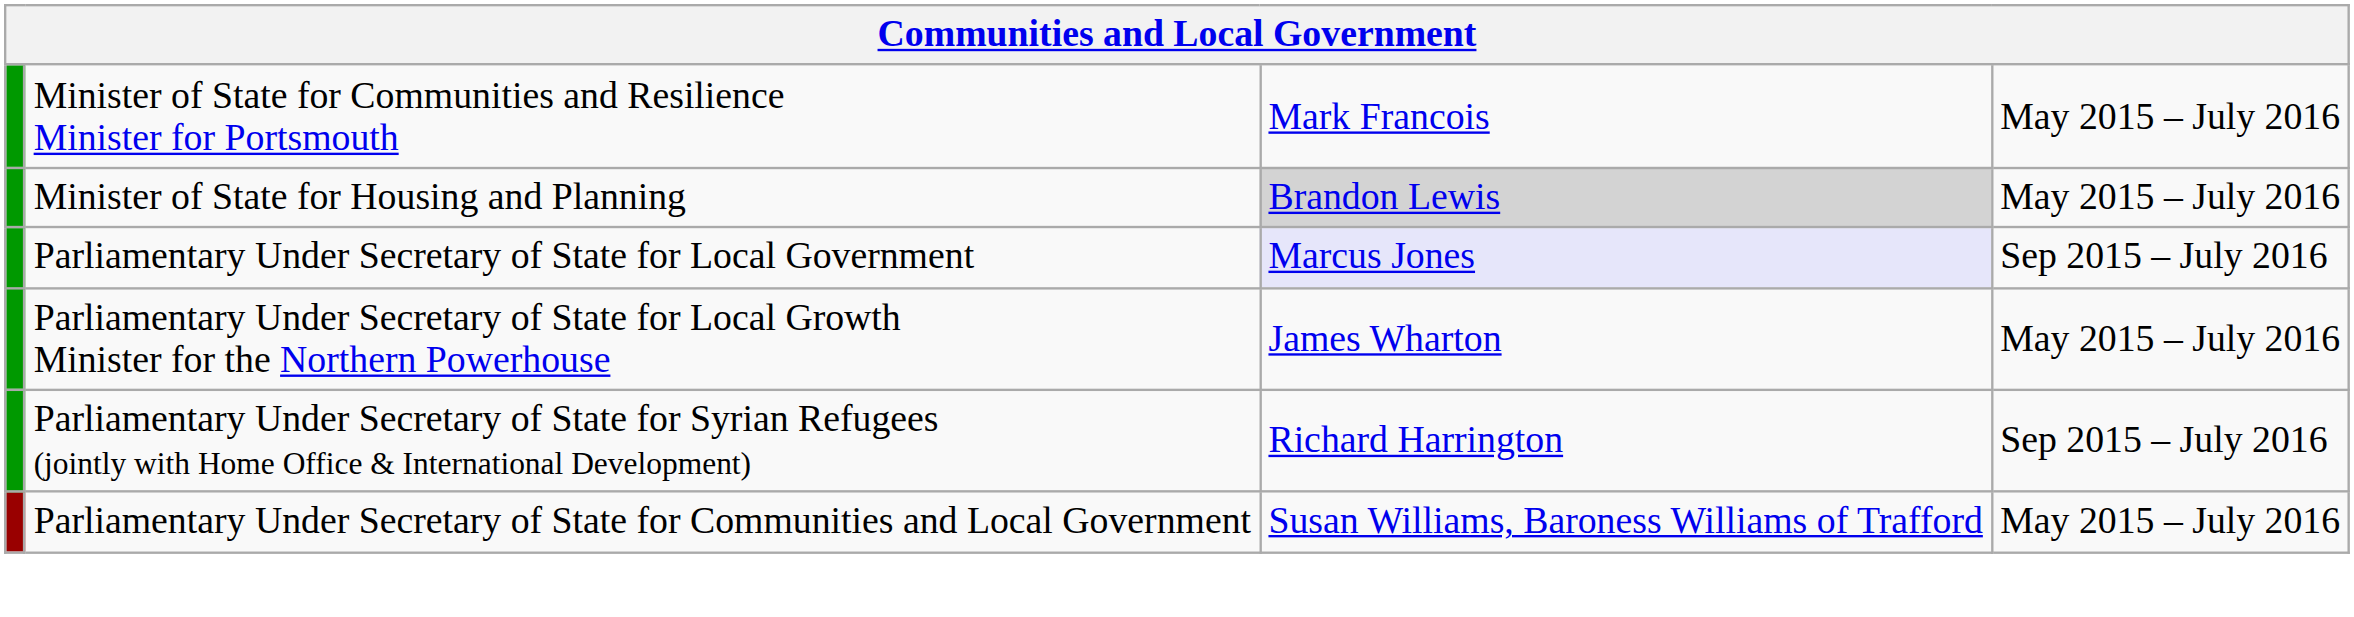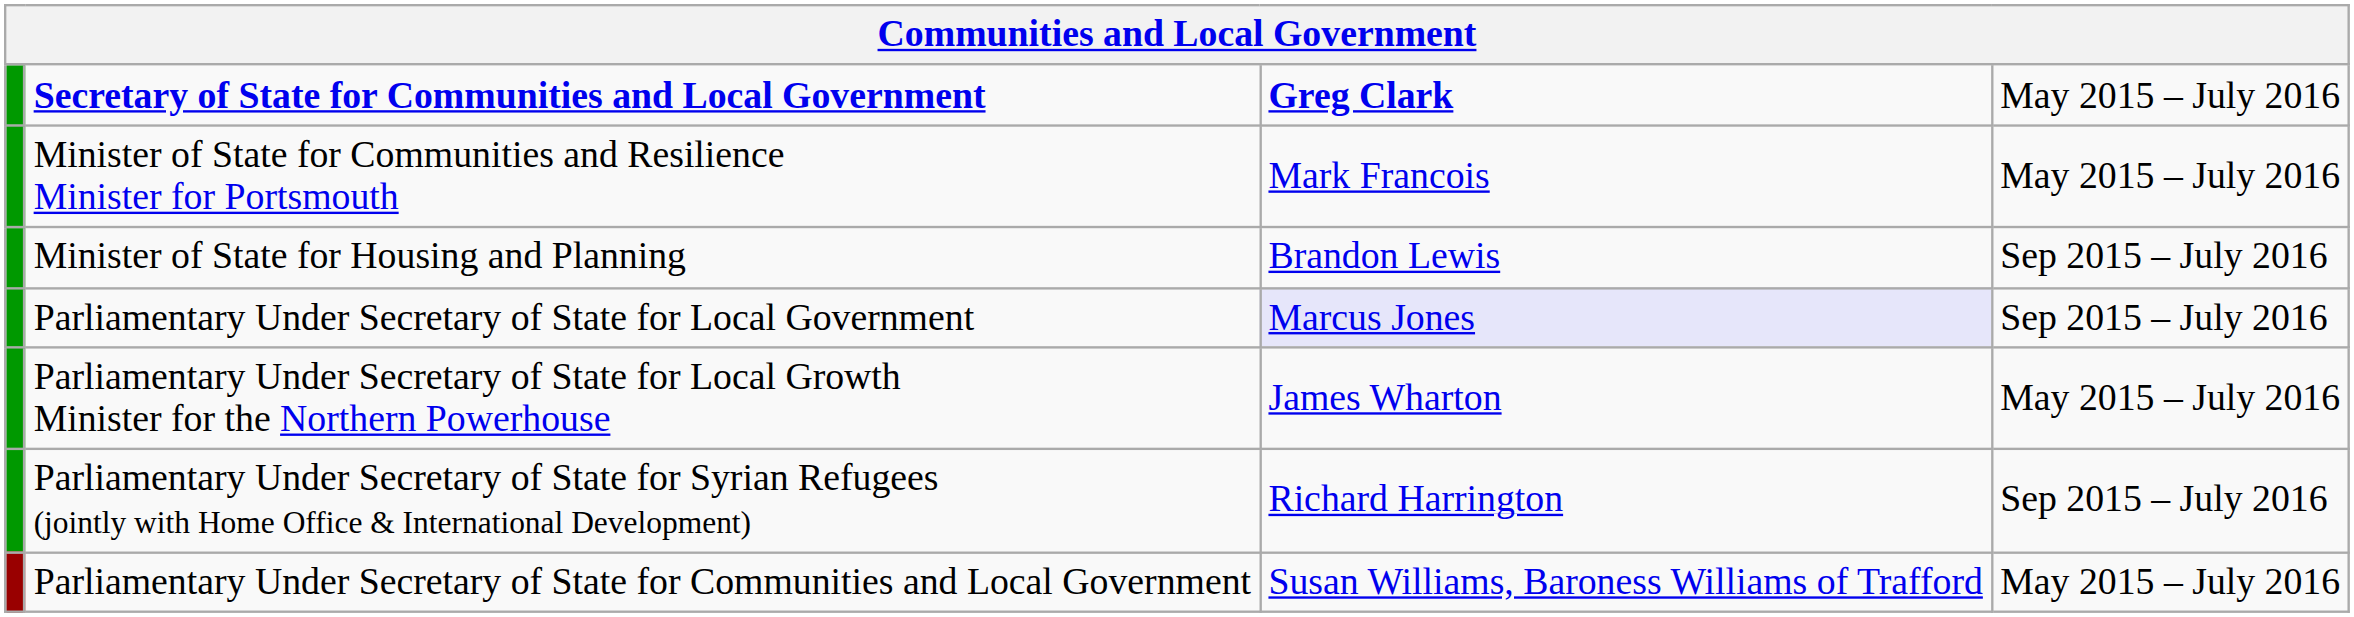+ row: (510, 94)
(1384, 196) lightgrey background -> (1384, 256) no background
(2170, 196) May 2015 – July 2016 -> (2164, 256) Sep 2015 – July 2016
